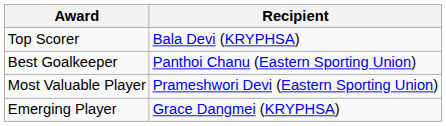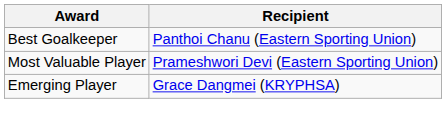- row: (43, 39)
